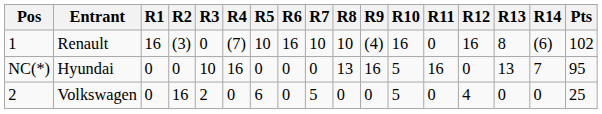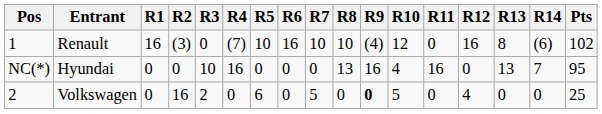(400, 43) 16 -> (400, 43) 12
(396, 69) 5 -> (396, 69) 4
(368, 95) normal -> (368, 95) bold
